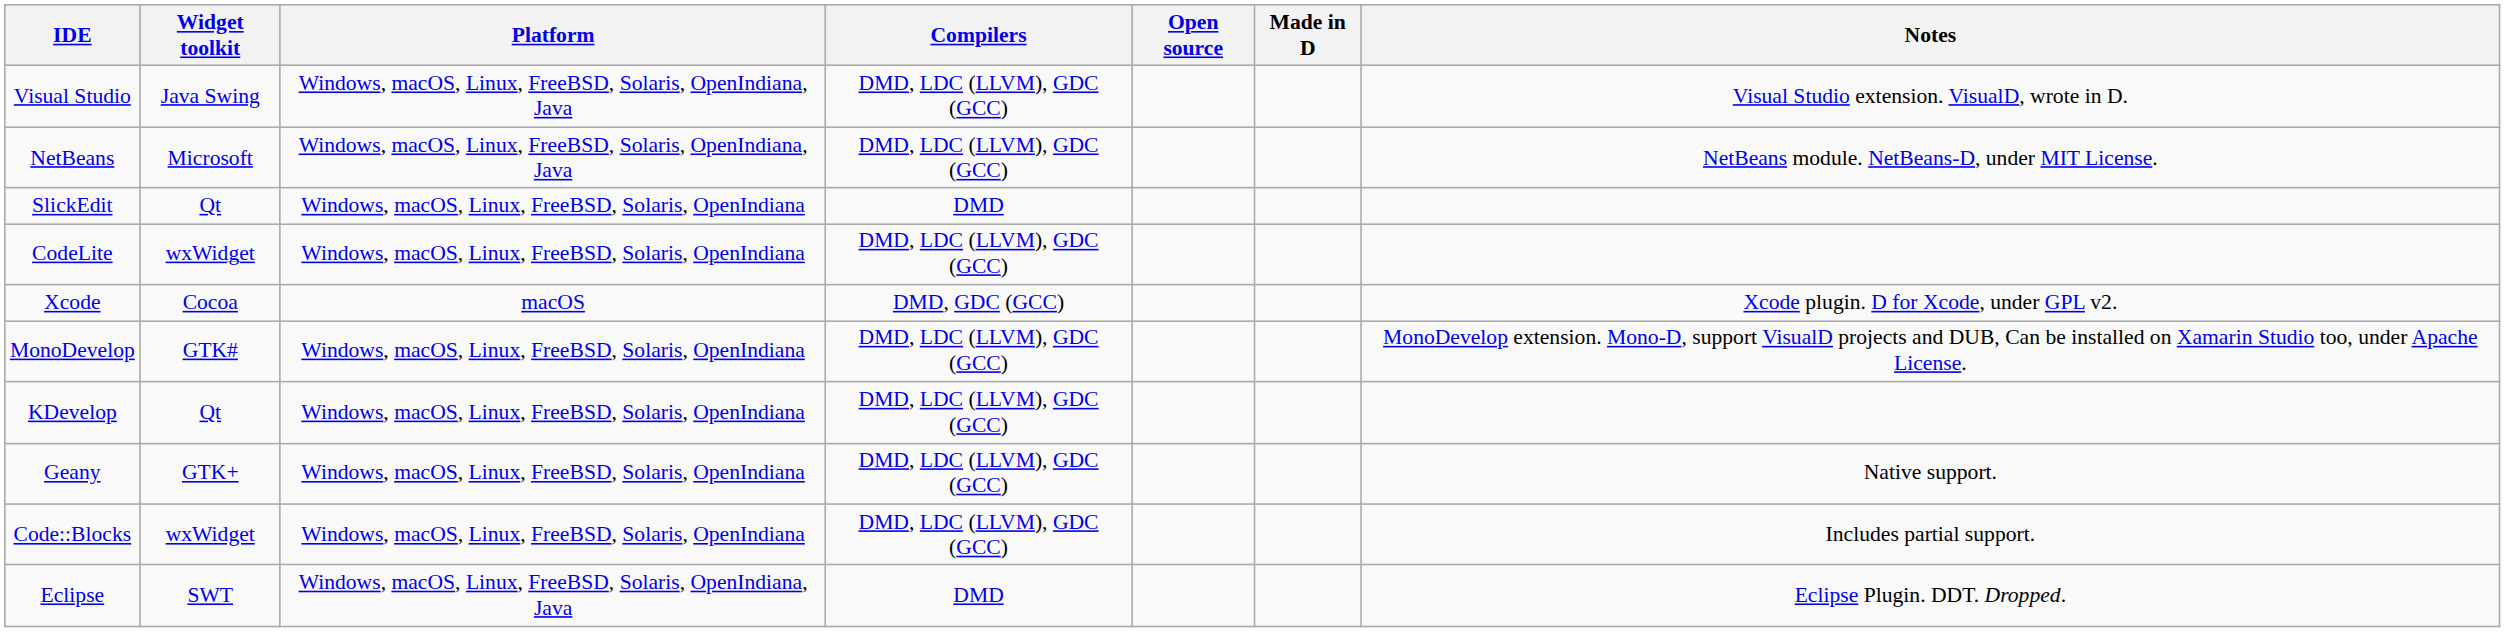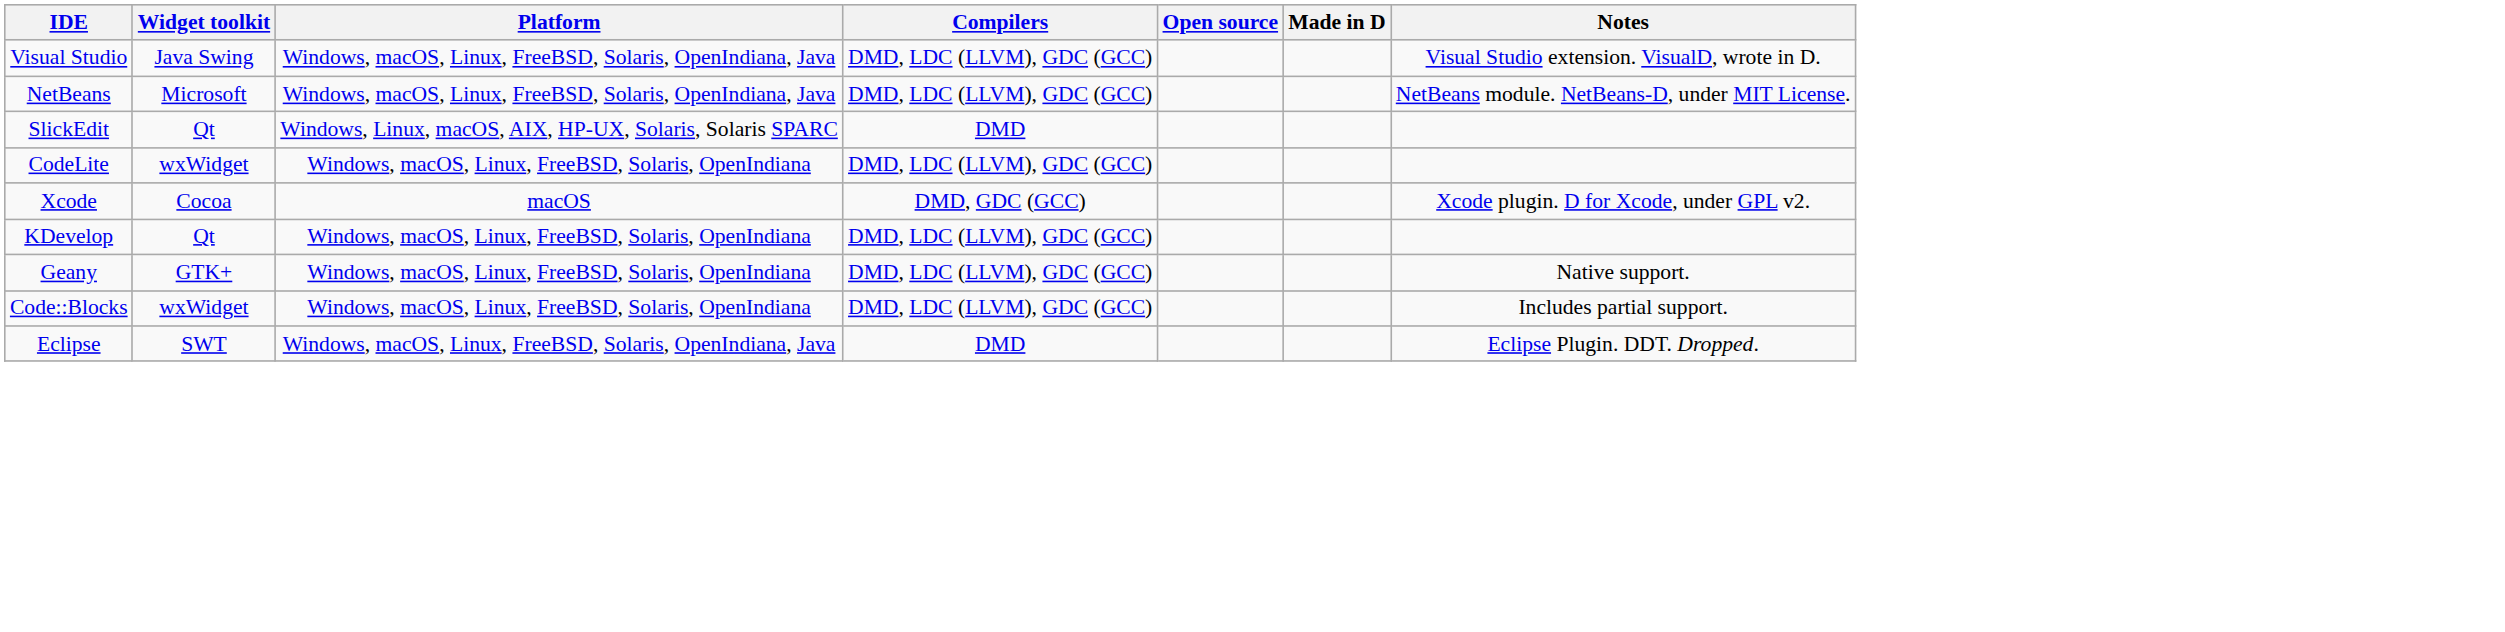(553, 205) Windows, macOS, Linux, FreeBSD, Solaris, OpenIndiana -> (559, 128) Windows, Linux, macOS, AIX, HP-UX, Solaris, Solaris SPARC
- row: (72, 350)
